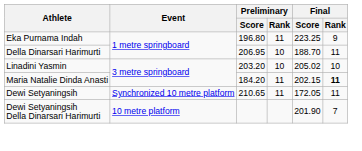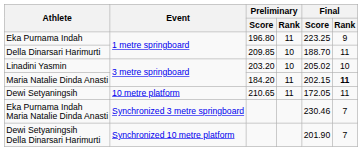(252, 52) 206.95 -> (261, 52) 209.85
(173, 93) Synchronized 10 metre platform -> (146, 93) 10 metre platform
+ row: (57, 112)
(146, 112) 10 metre platform -> (173, 135) Synchronized 10 metre platform
